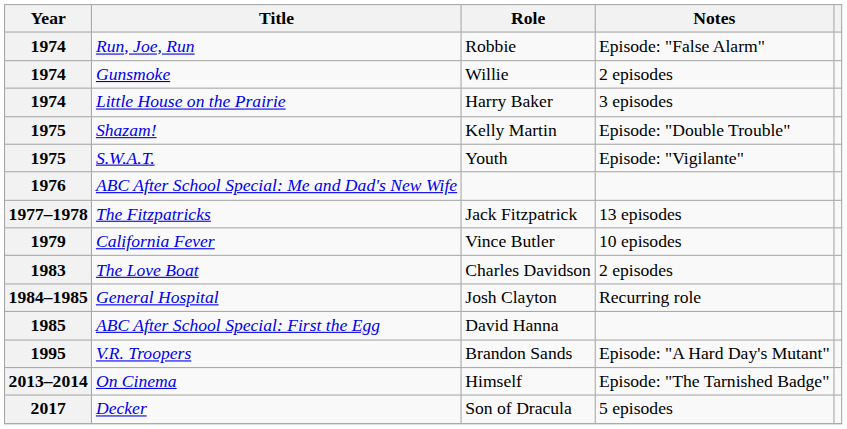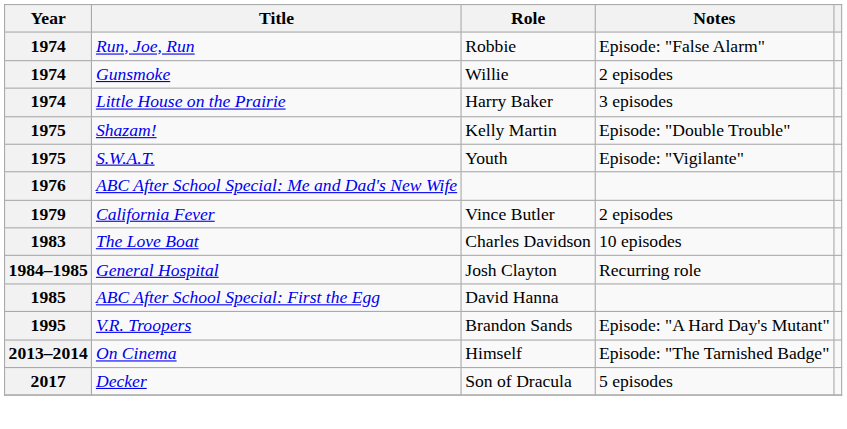- row: (153, 213)
(640, 241) 10 episodes -> (636, 213) 2 episodes
(636, 269) 2 episodes -> (640, 241) 10 episodes
